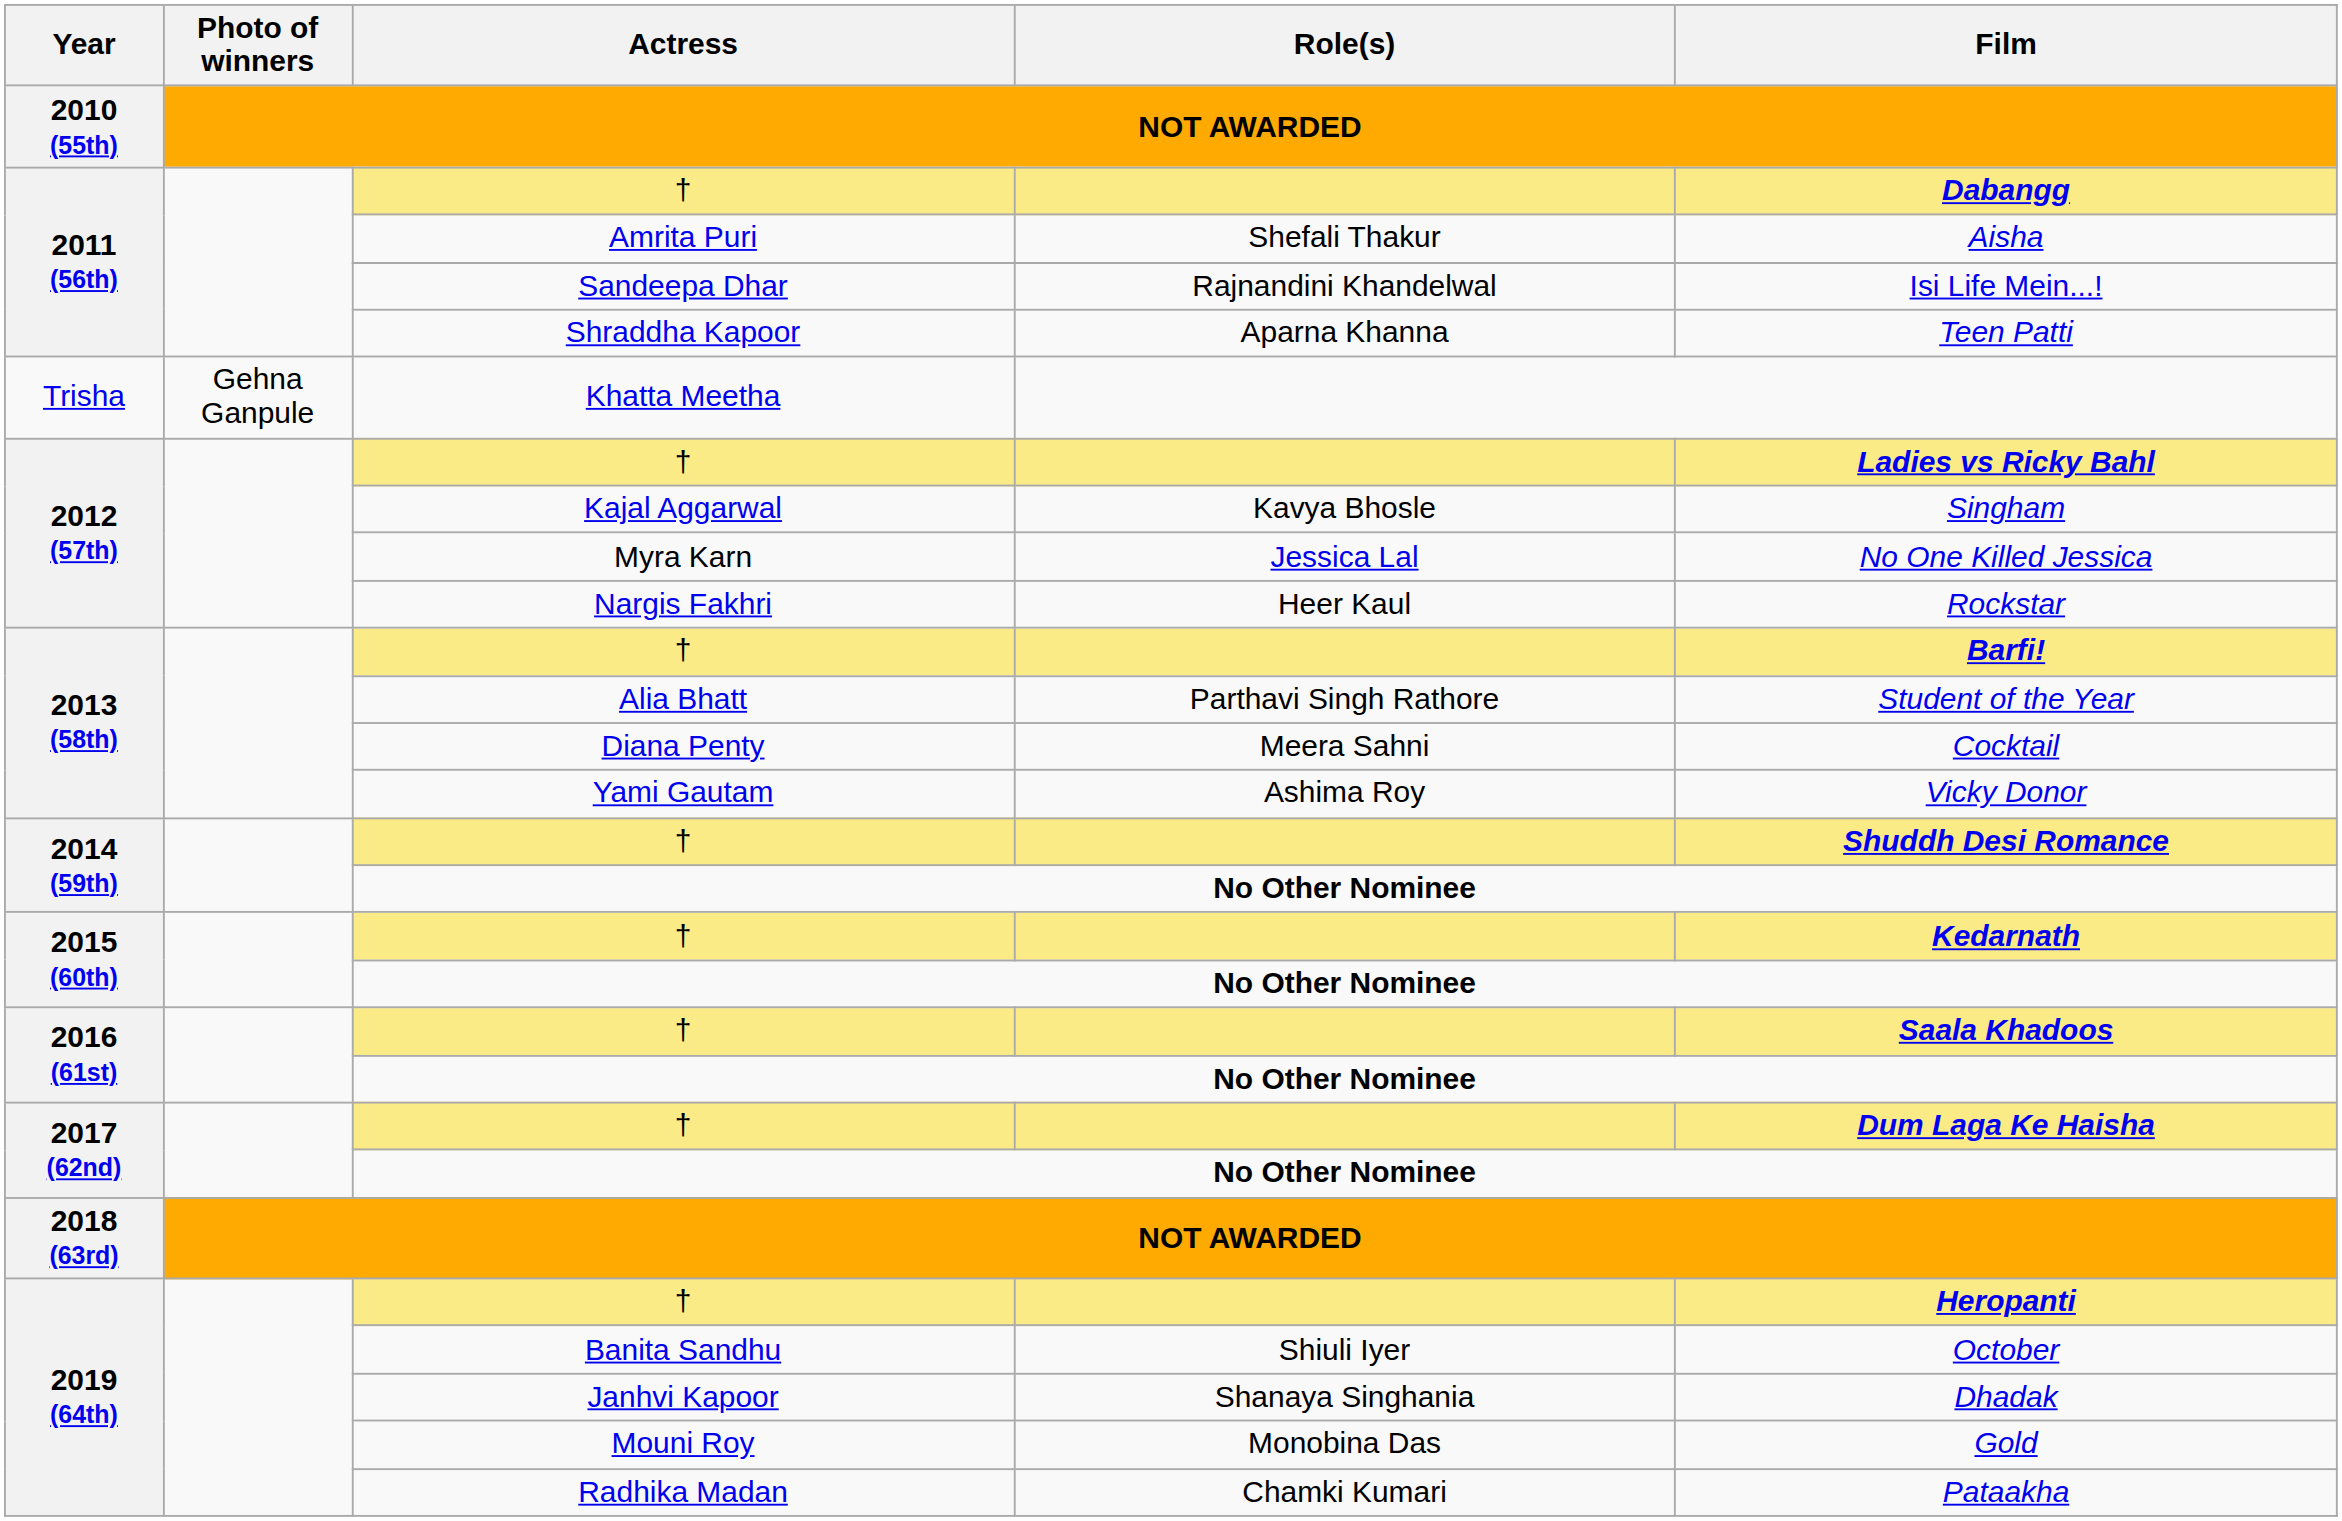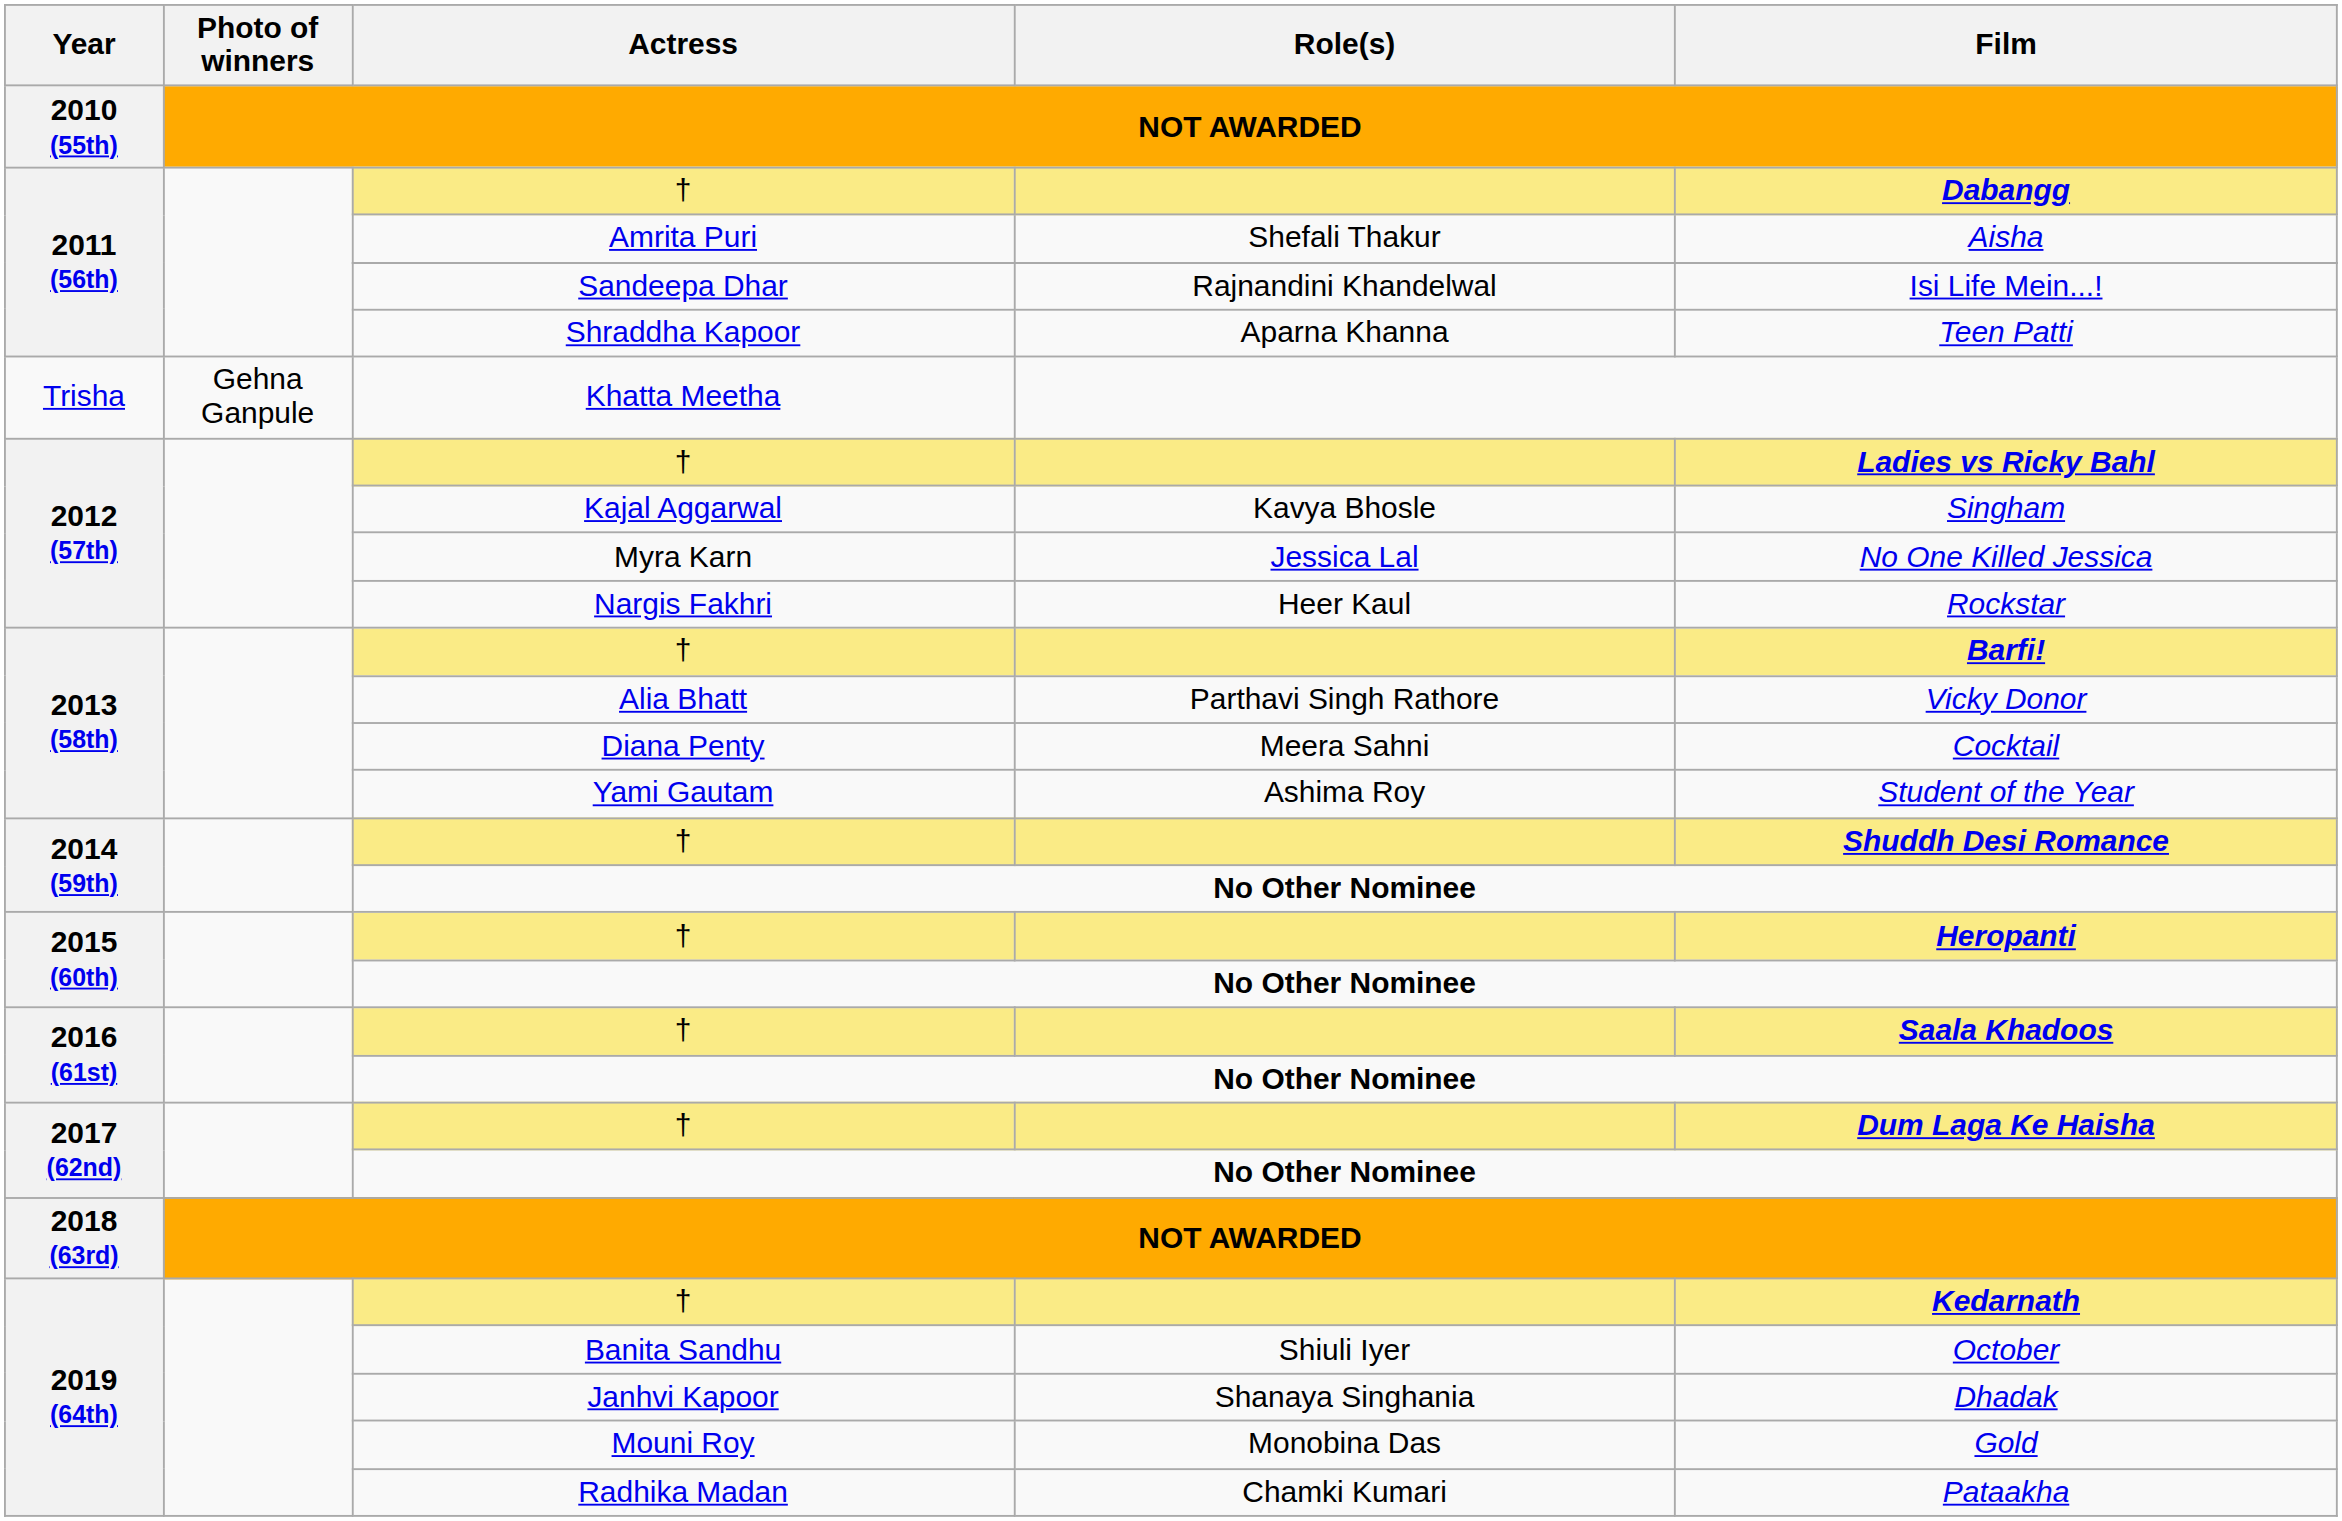(2006, 698) Student of the Year -> (2006, 698) Vicky Donor
(2006, 793) Vicky Donor -> (2006, 793) Student of the Year
(2006, 935) Kedarnath -> (2006, 935) Heropanti
(2006, 1301) Heropanti -> (2006, 1301) Kedarnath
